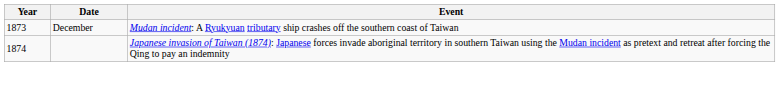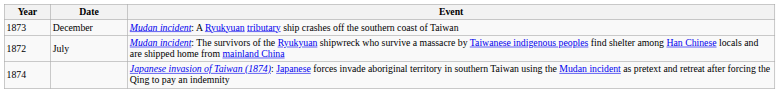+ row: (61, 48)
